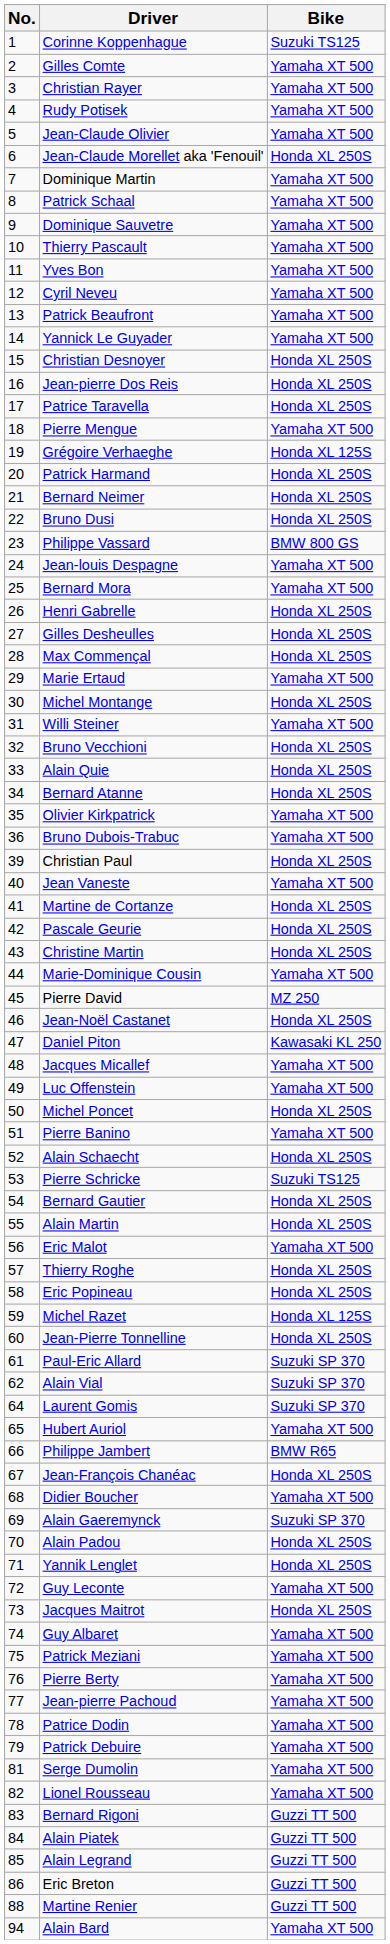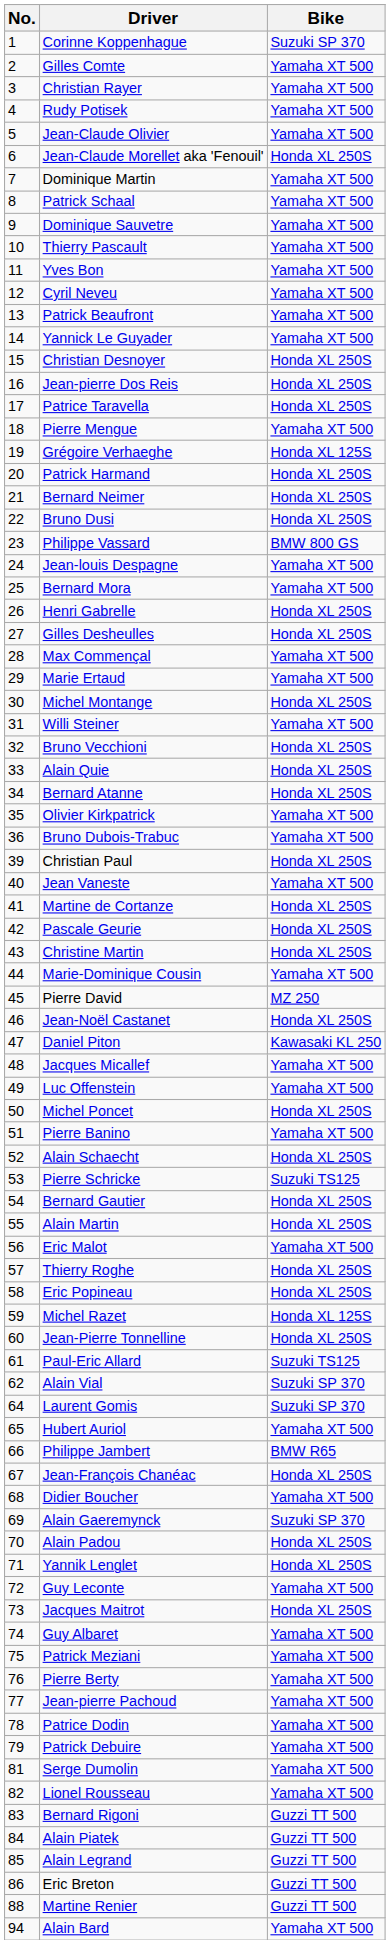(315, 42) Suzuki TS125 -> (318, 42) Suzuki SP 370
(321, 656) Honda XL 250S -> (322, 656) Yamaha XT 500
(318, 1360) Suzuki SP 370 -> (315, 1360) Suzuki TS125
